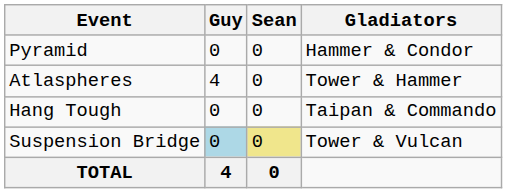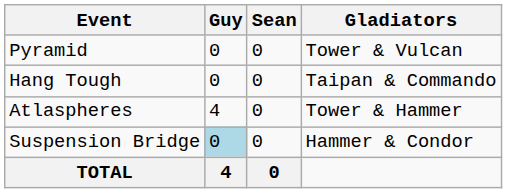(390, 50) Hammer & Condor -> (384, 50) Tower & Vulcan
rows swapped: (71, 81) <-> (65, 112)
(257, 142) khaki background -> (257, 142) no background
(384, 142) Tower & Vulcan -> (390, 142) Hammer & Condor
